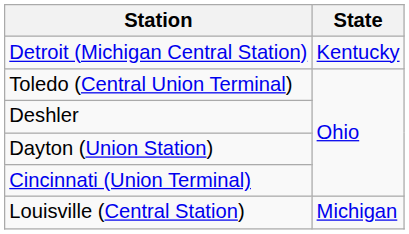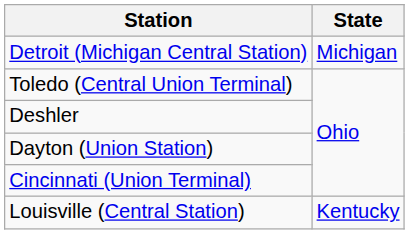(358, 52) Kentucky -> (357, 52) Michigan
(357, 212) Michigan -> (358, 212) Kentucky
